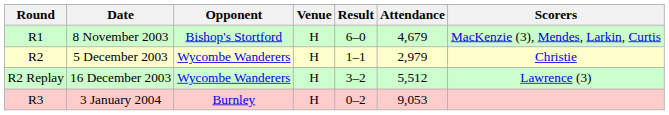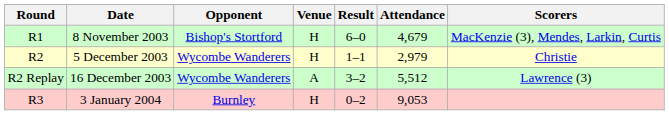(314, 78) H -> (314, 78) A
